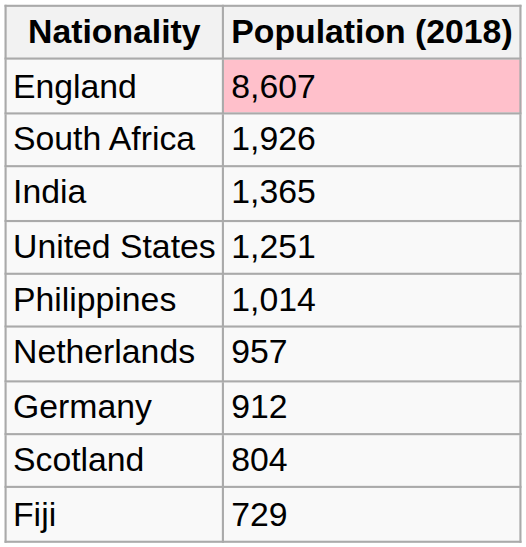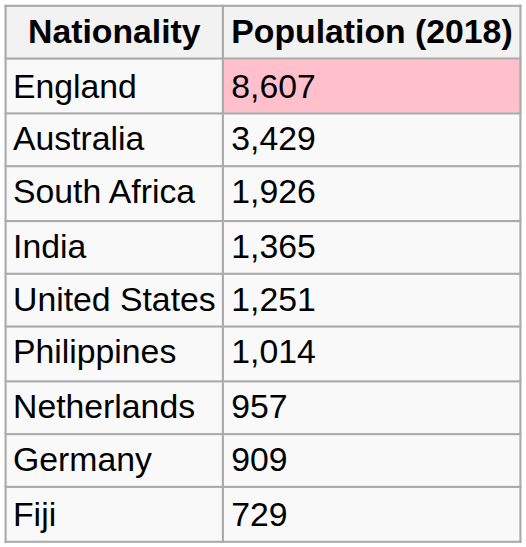+ row: (79, 139)
(259, 406) 912 -> (259, 460) 909
- row: (79, 460)
